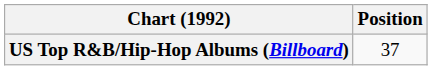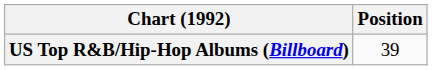(390, 49) 37 -> (390, 49) 39
